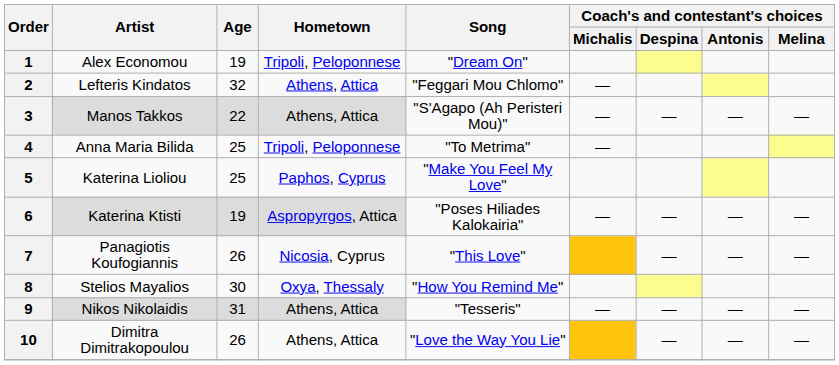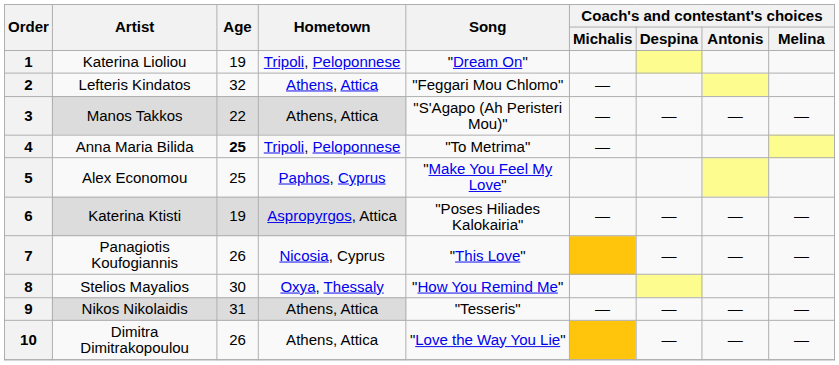(135, 62) Alex Economou -> (135, 62) Katerina Lioliou
(238, 146) normal -> (238, 146) bold
(135, 177) Katerina Lioliou -> (135, 177) Alex Economou
